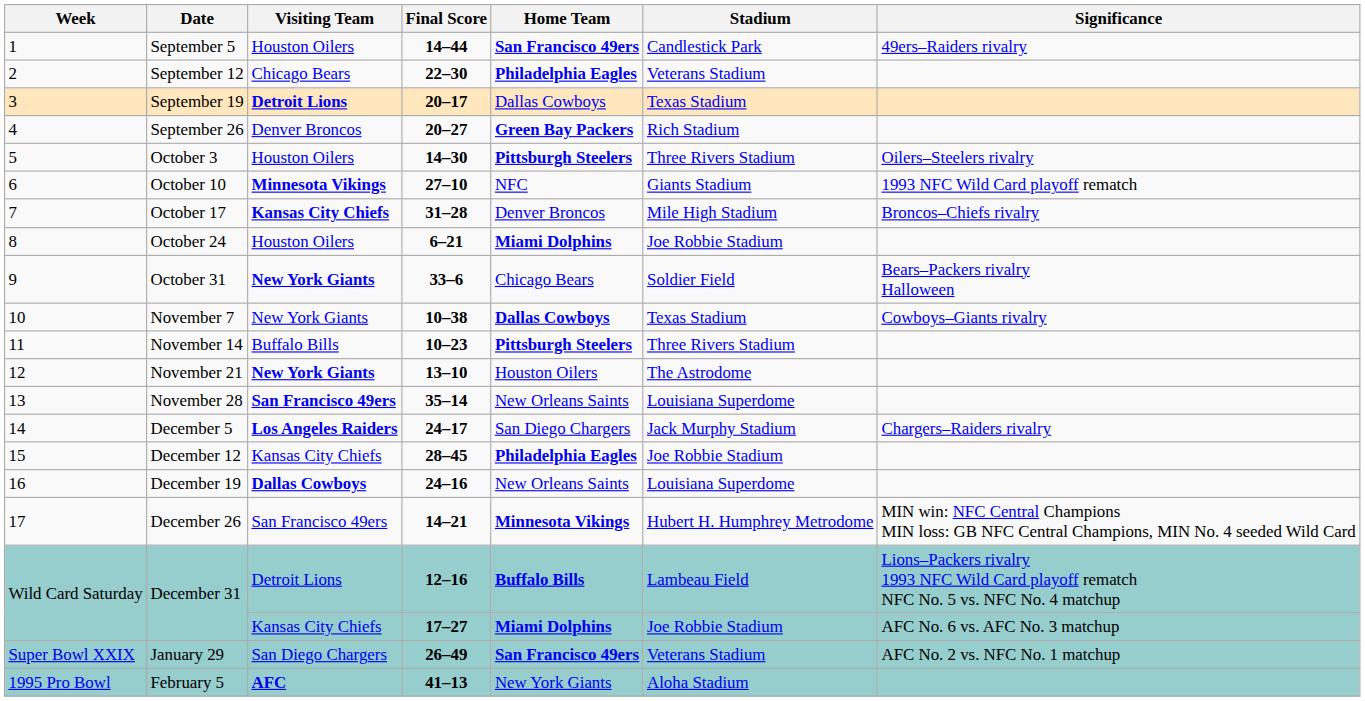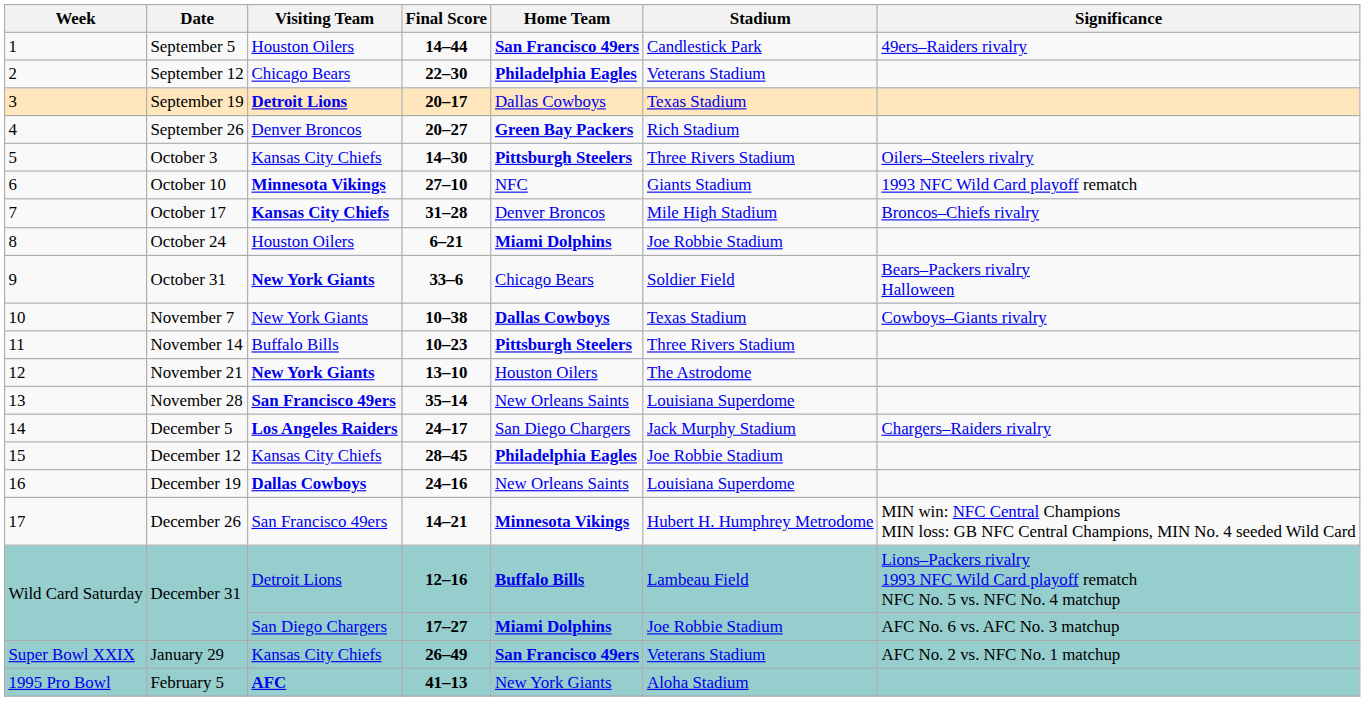(303, 157) Houston Oilers -> (317, 157) Kansas City Chiefs
(317, 627) Kansas City Chiefs -> (319, 627) San Diego Chargers
(319, 654) San Diego Chargers -> (317, 654) Kansas City Chiefs
